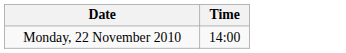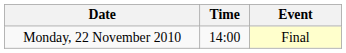+ column: (295, 15)
